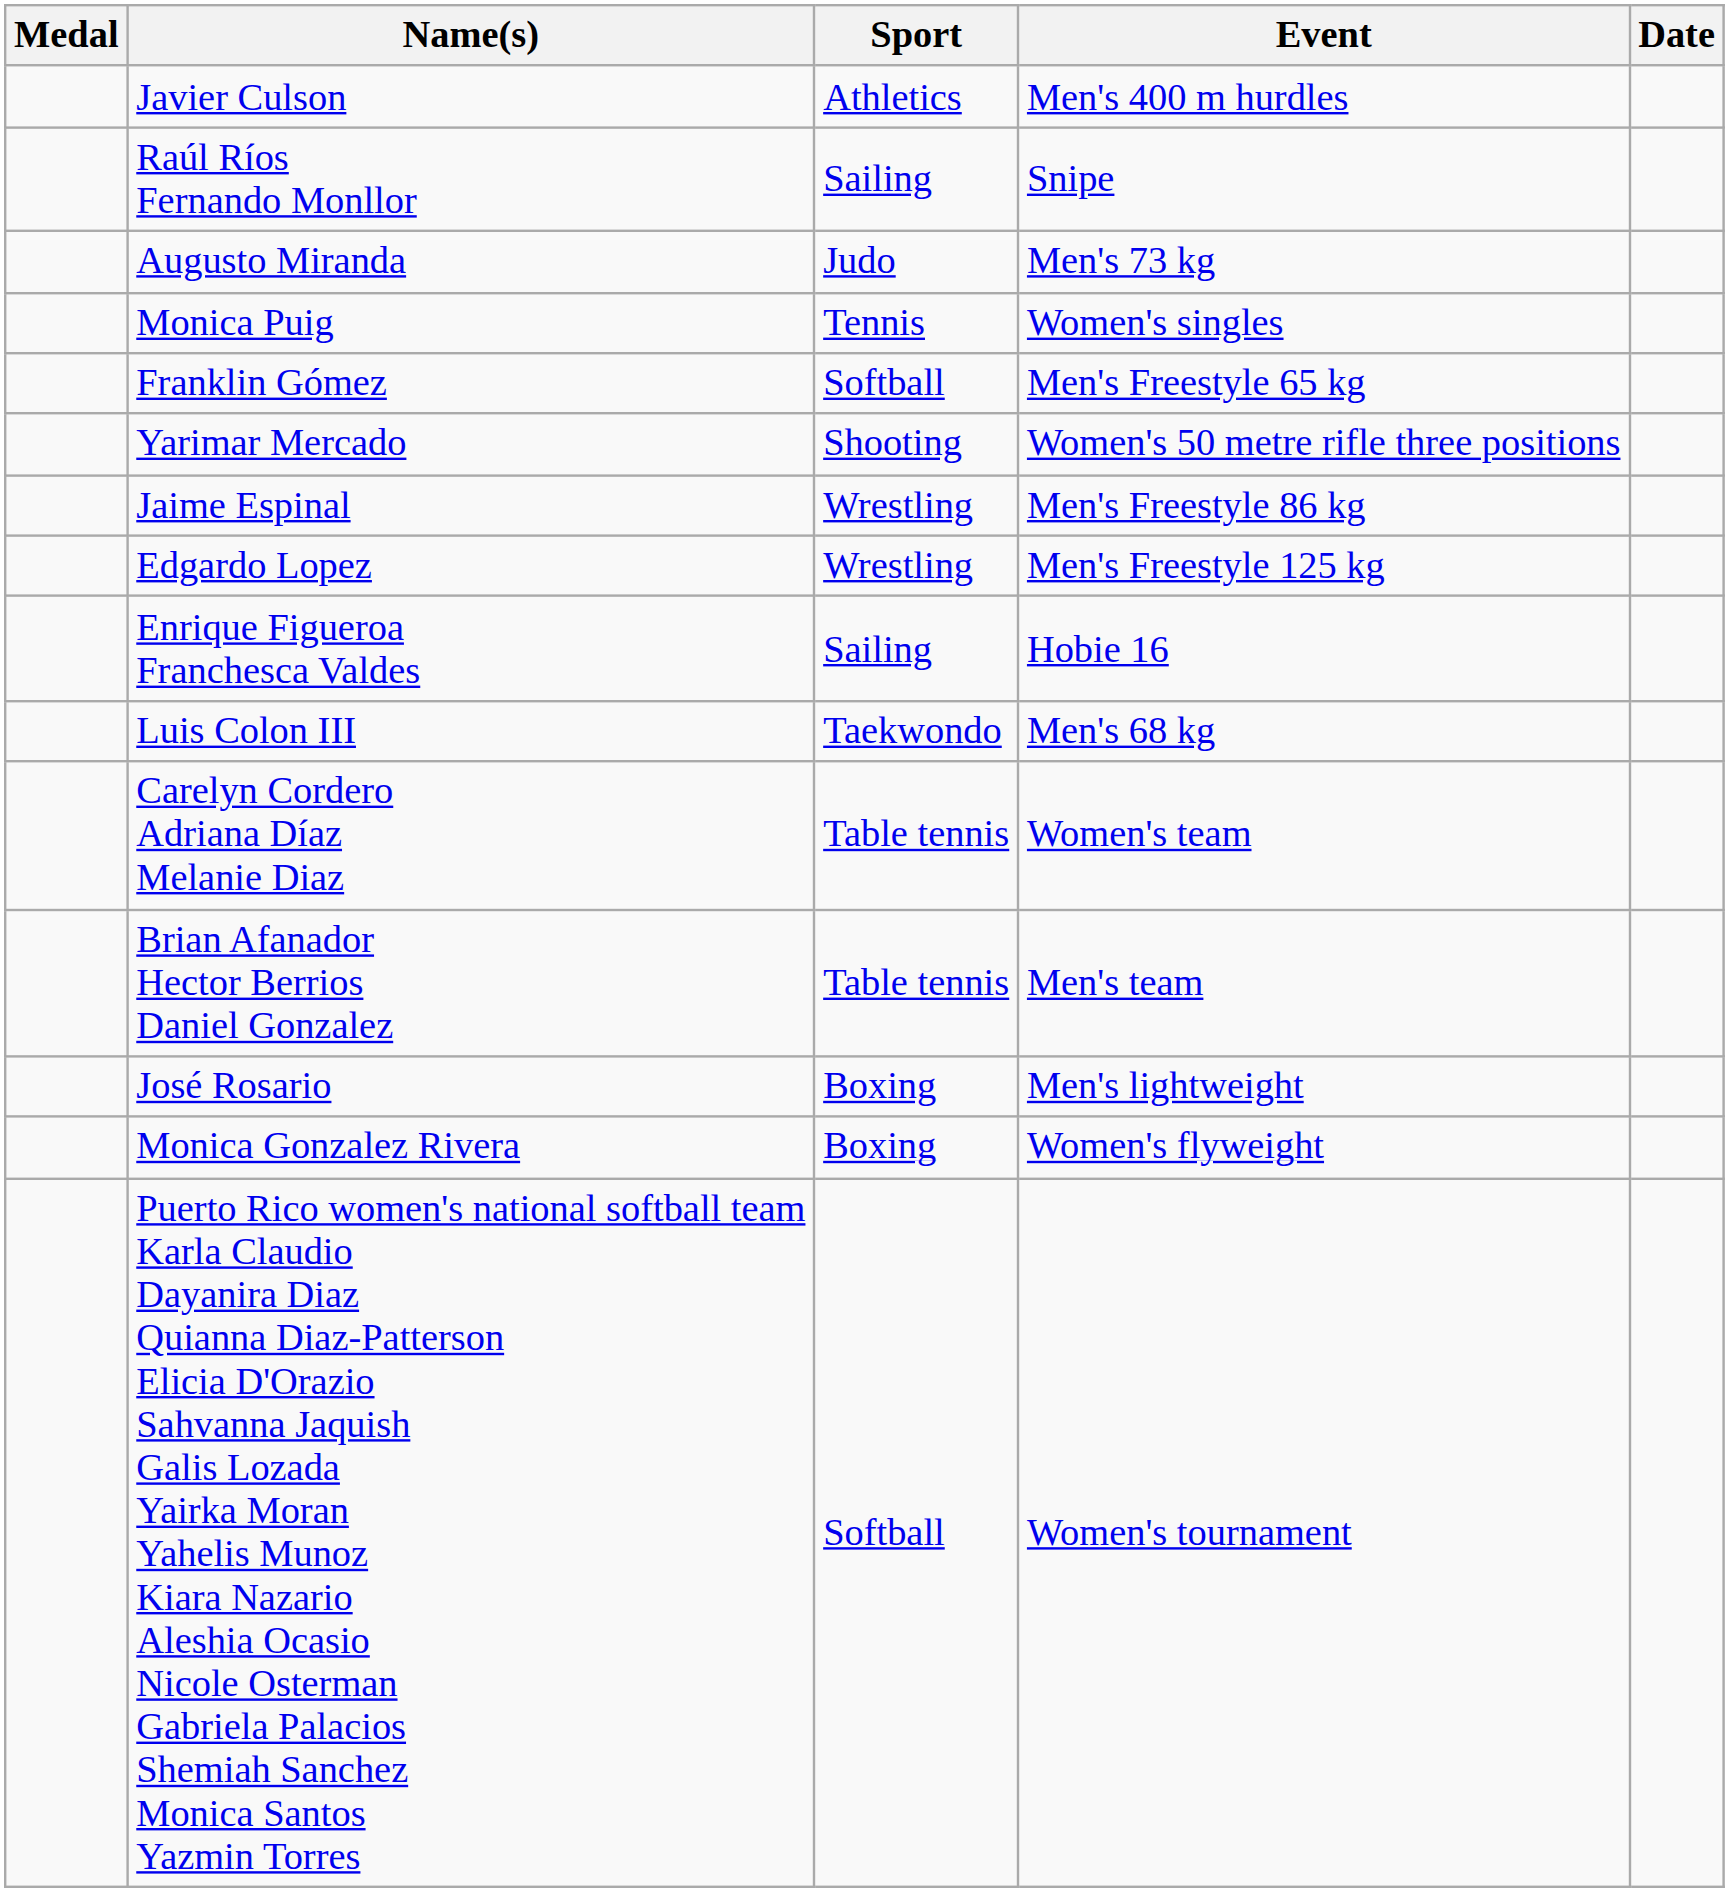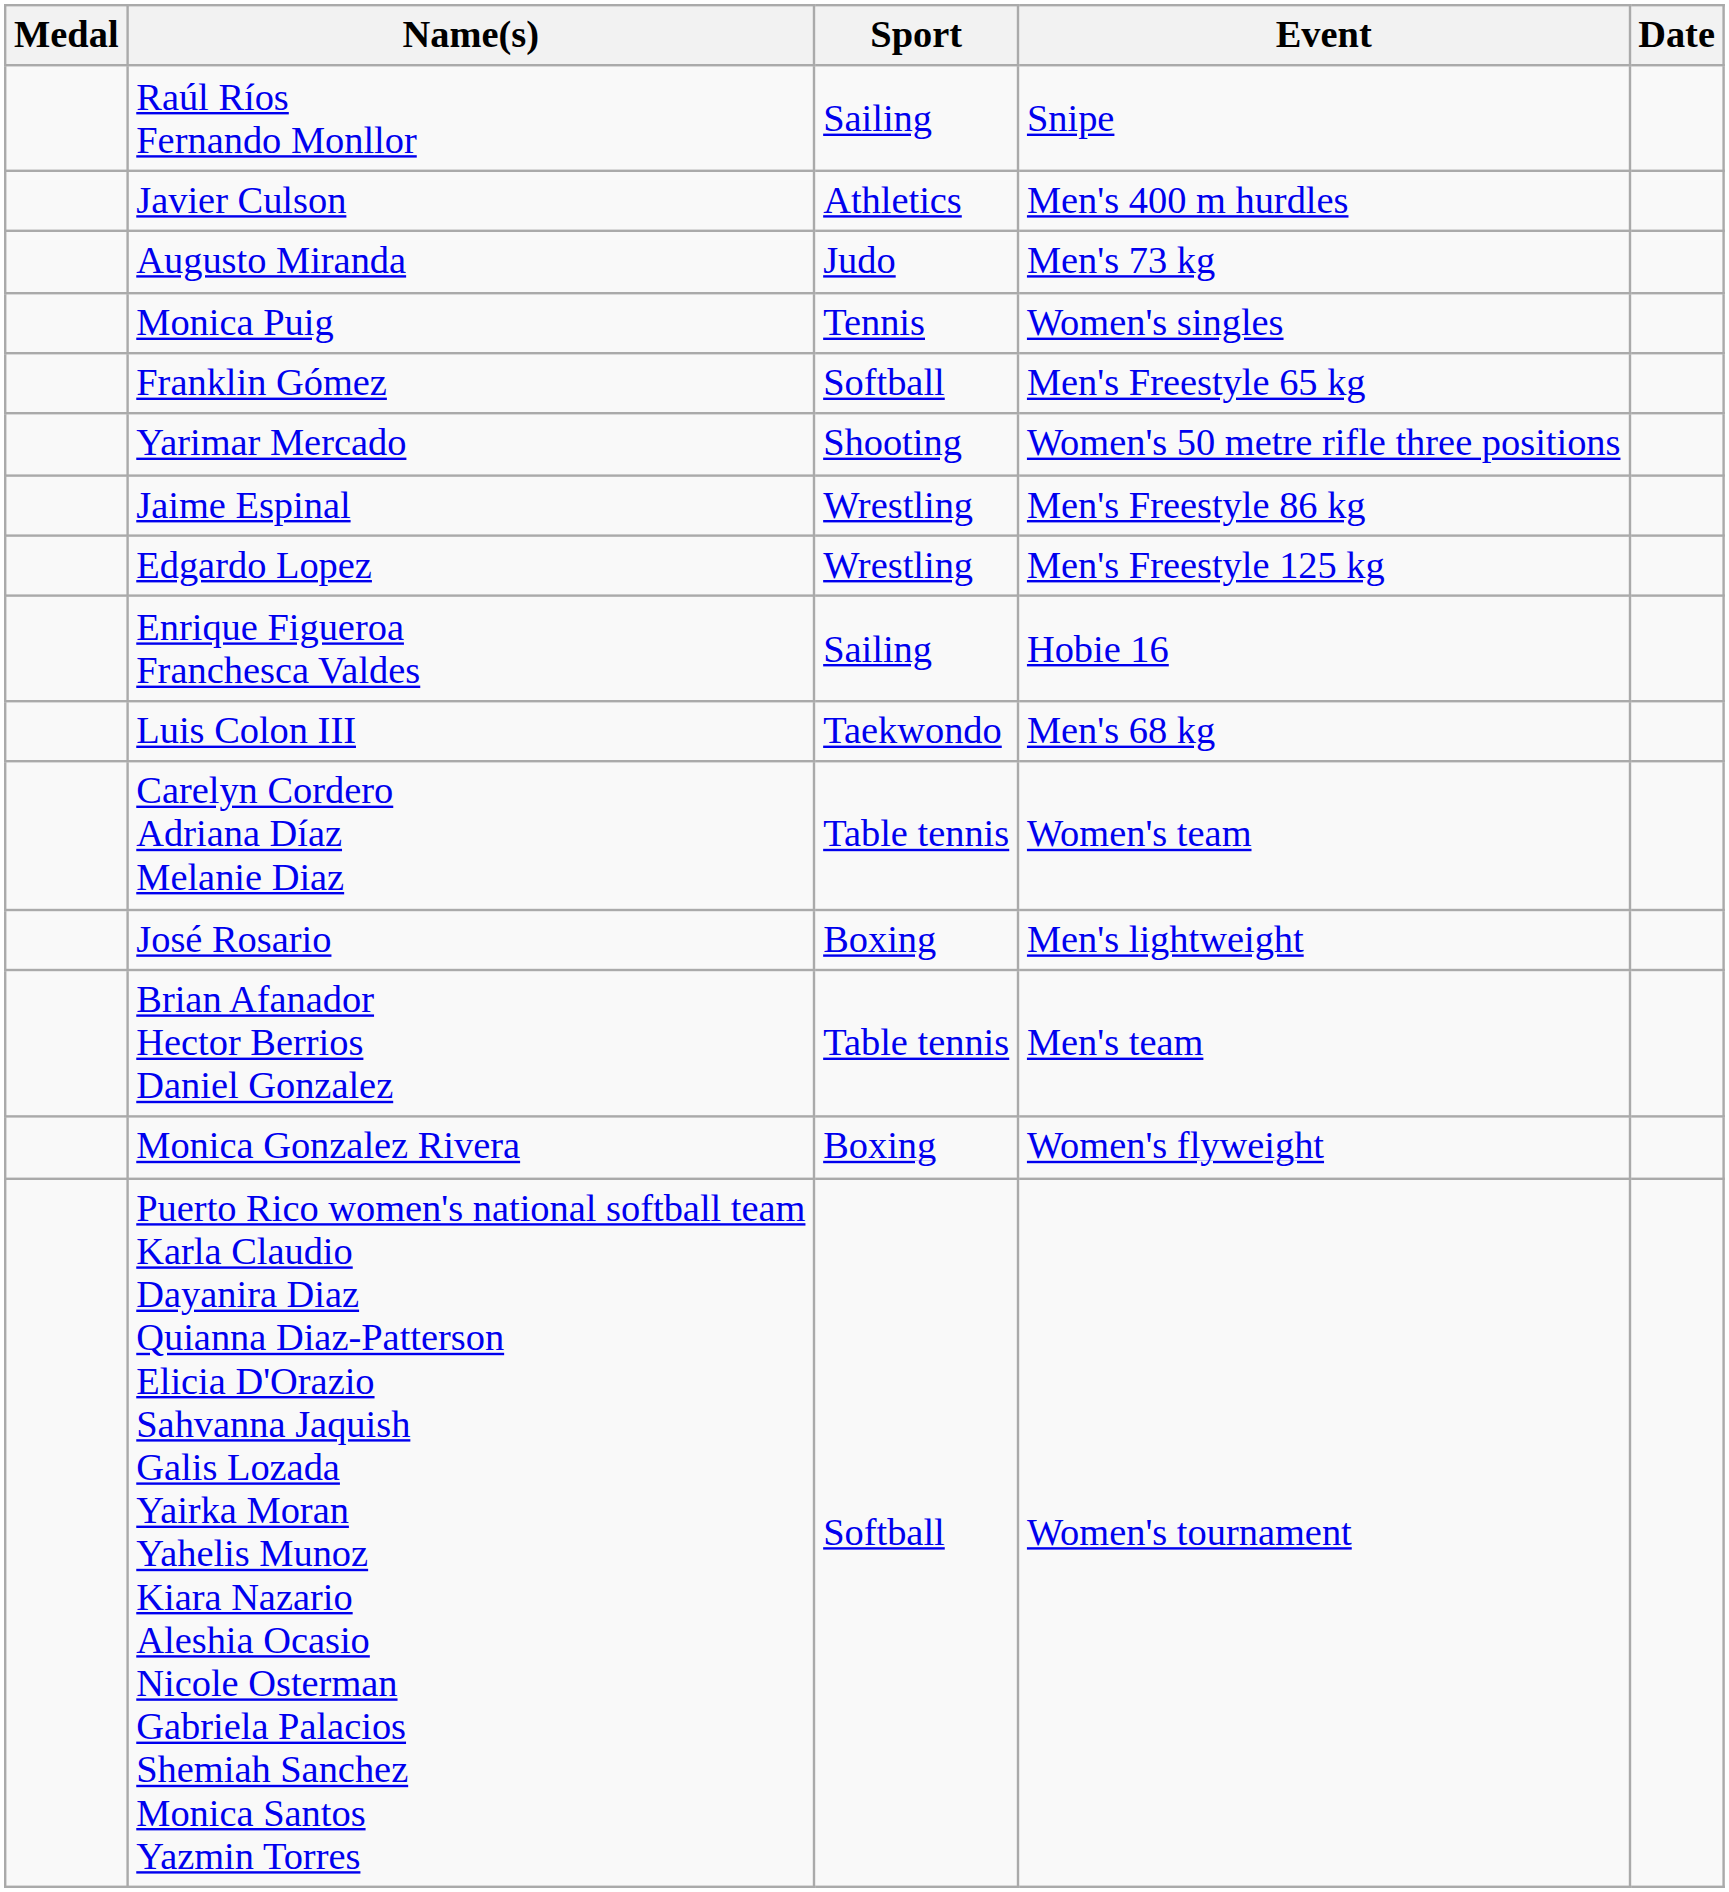rows swapped: (277, 178) <-> (241, 95)
rows swapped: (265, 981) <-> (234, 1085)
